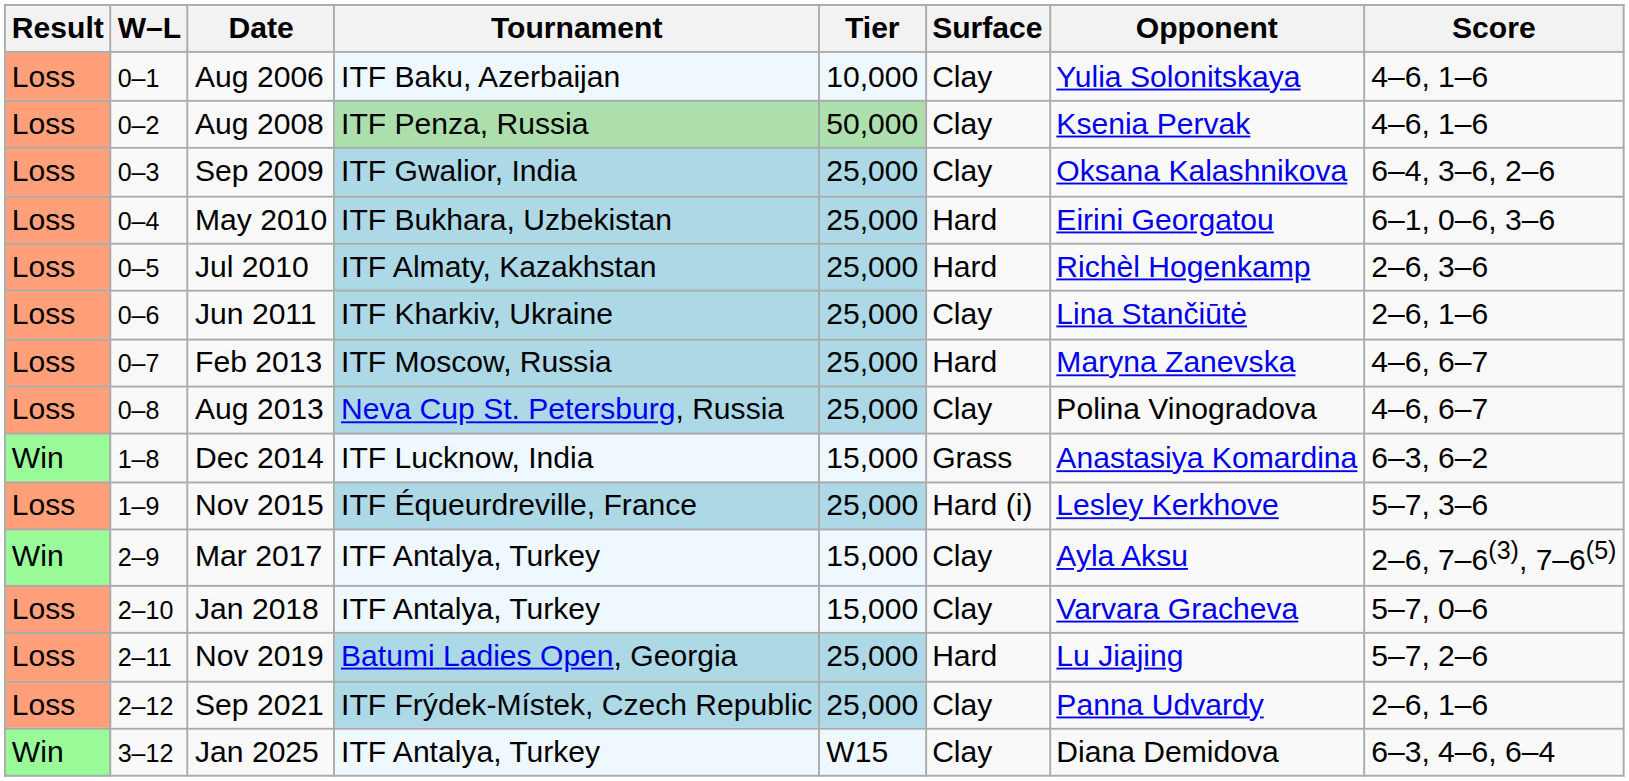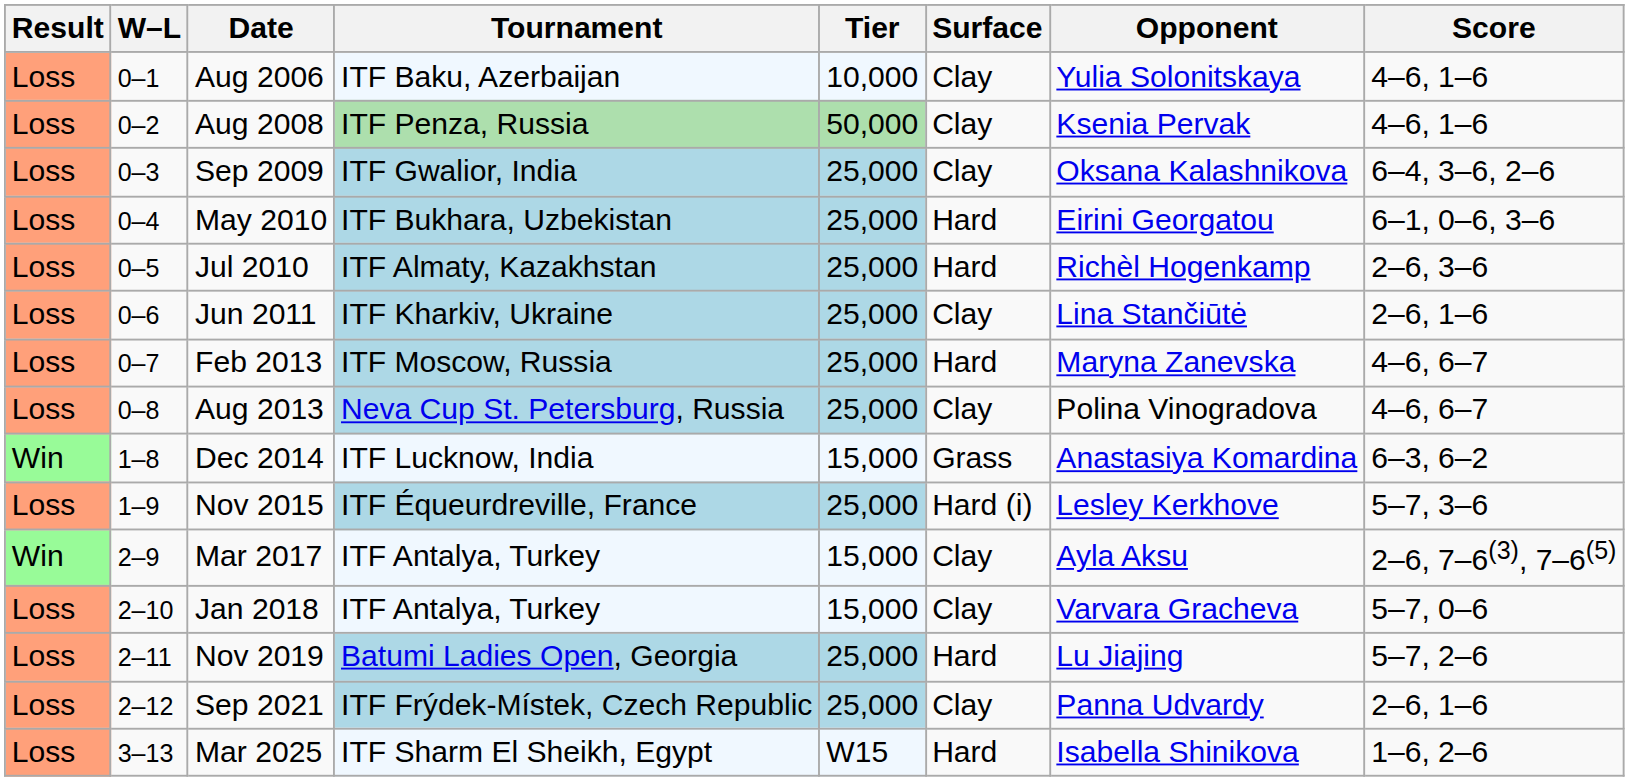- row: (257, 752)
+ row: (259, 752)
